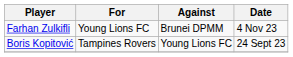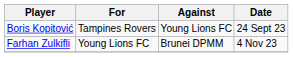rows swapped: (40, 45) <-> (38, 29)
